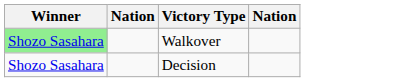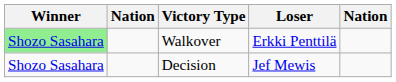+ column: (294, 16)
